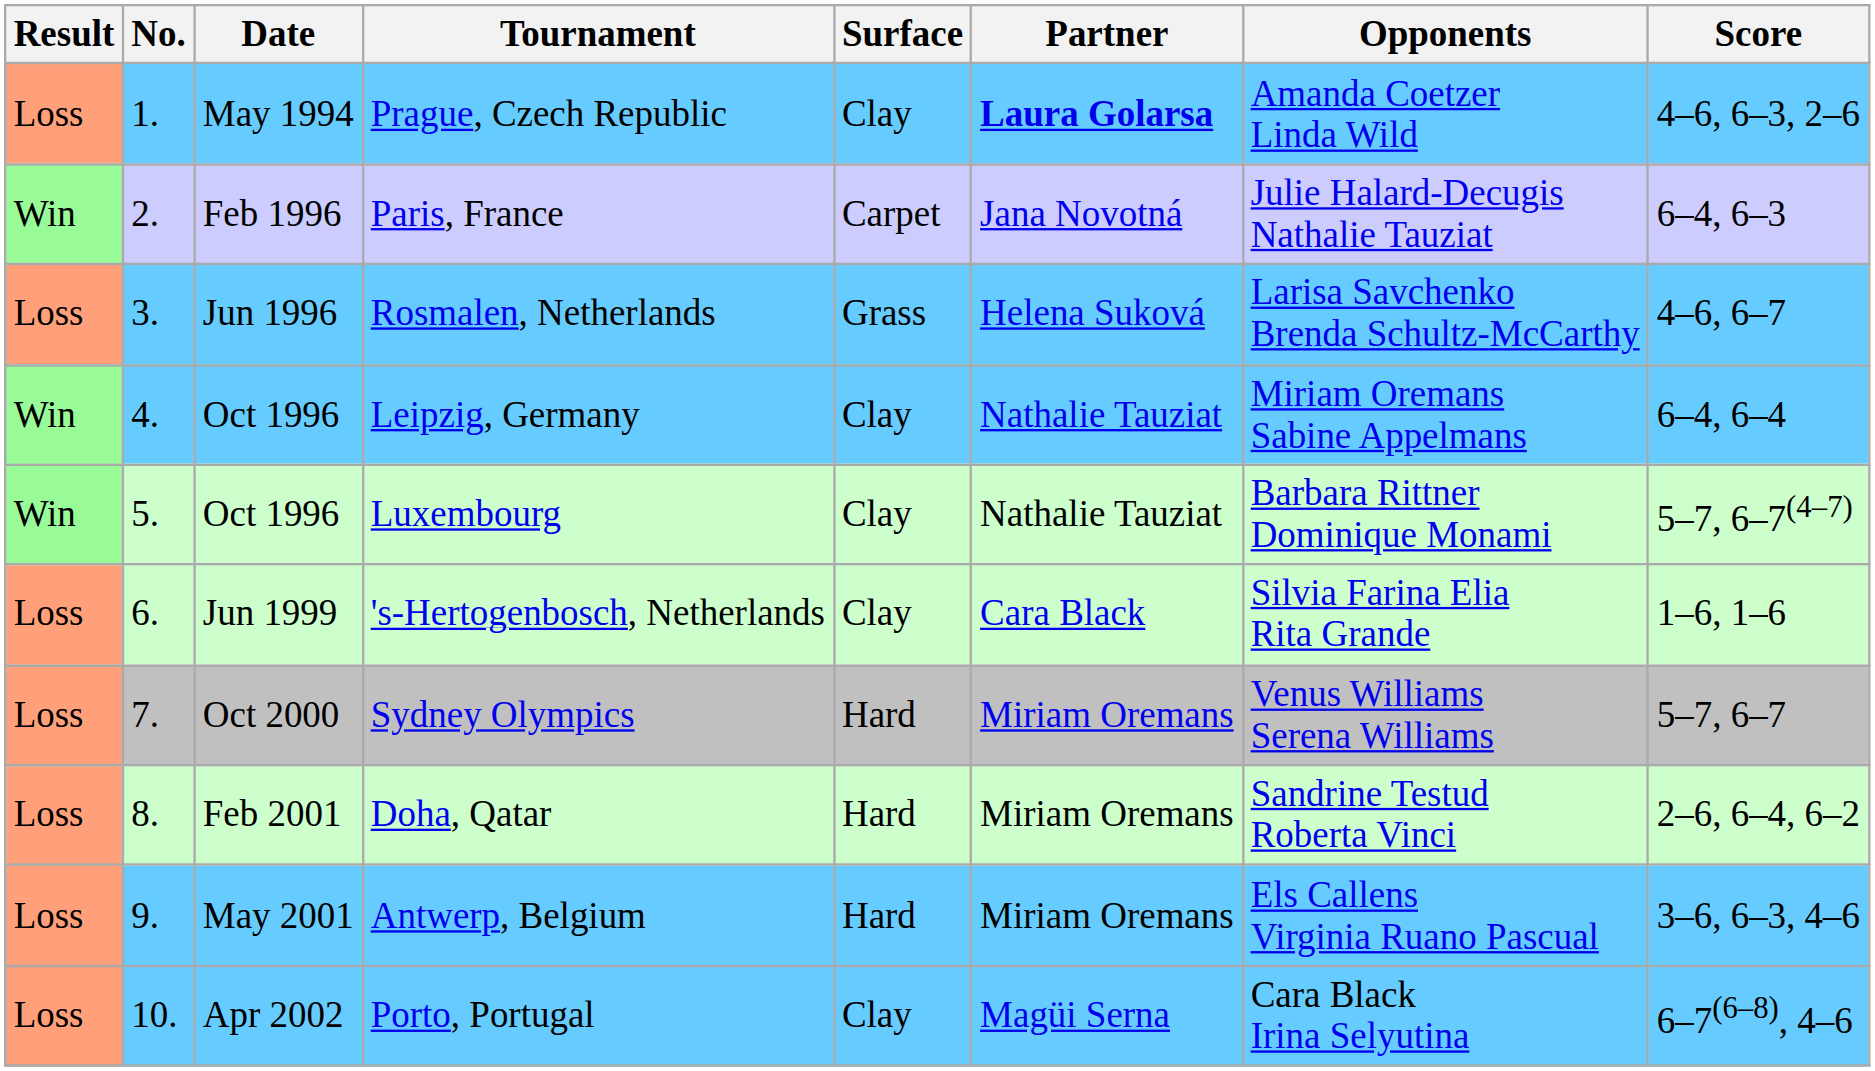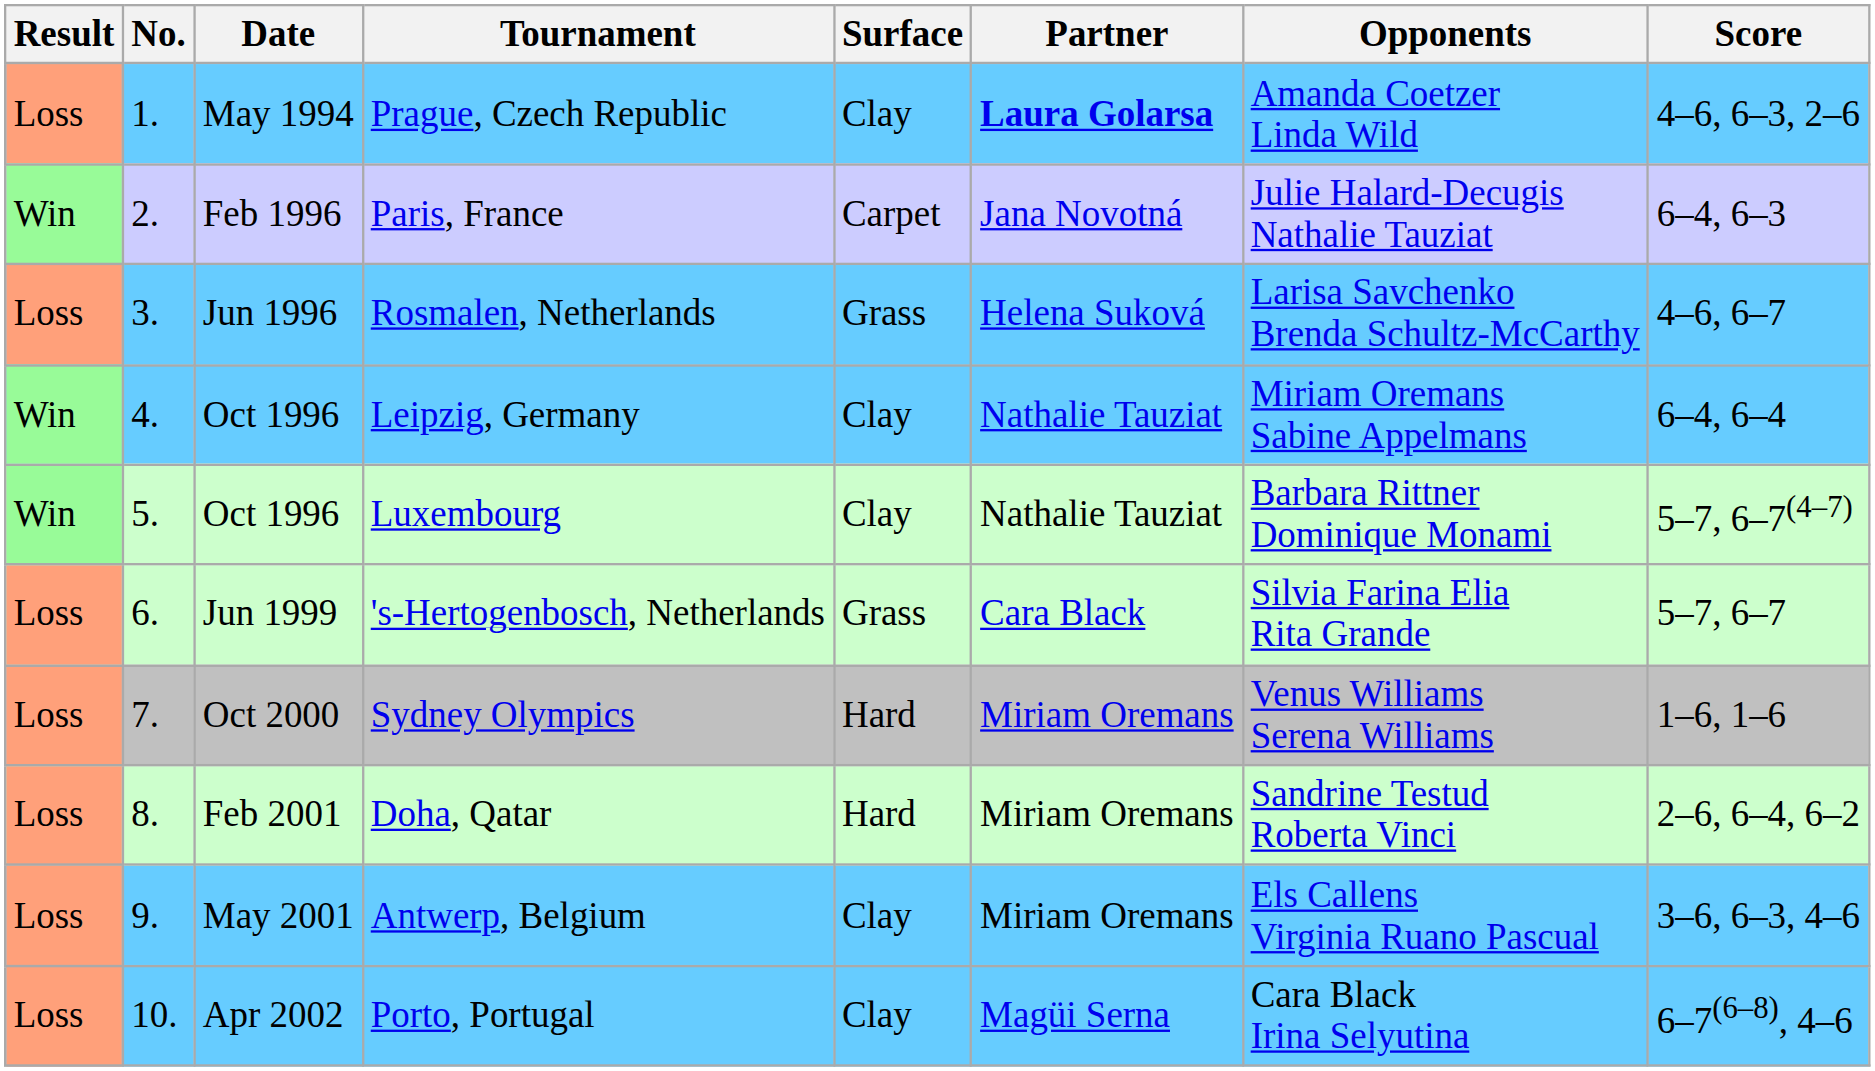(877, 614) Clay -> (884, 614) Grass
(1721, 614) 1–6, 1–6 -> (1721, 614) 5–7, 6–7
(1721, 714) 5–7, 6–7 -> (1721, 714) 1–6, 1–6
(879, 914) Hard -> (877, 914) Clay
